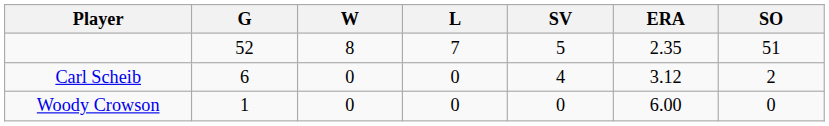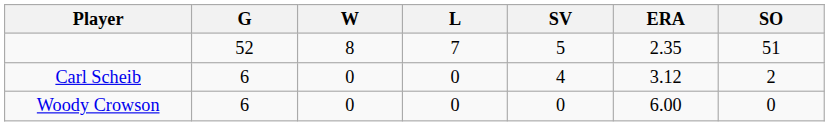(244, 105) 1 -> (244, 105) 6
